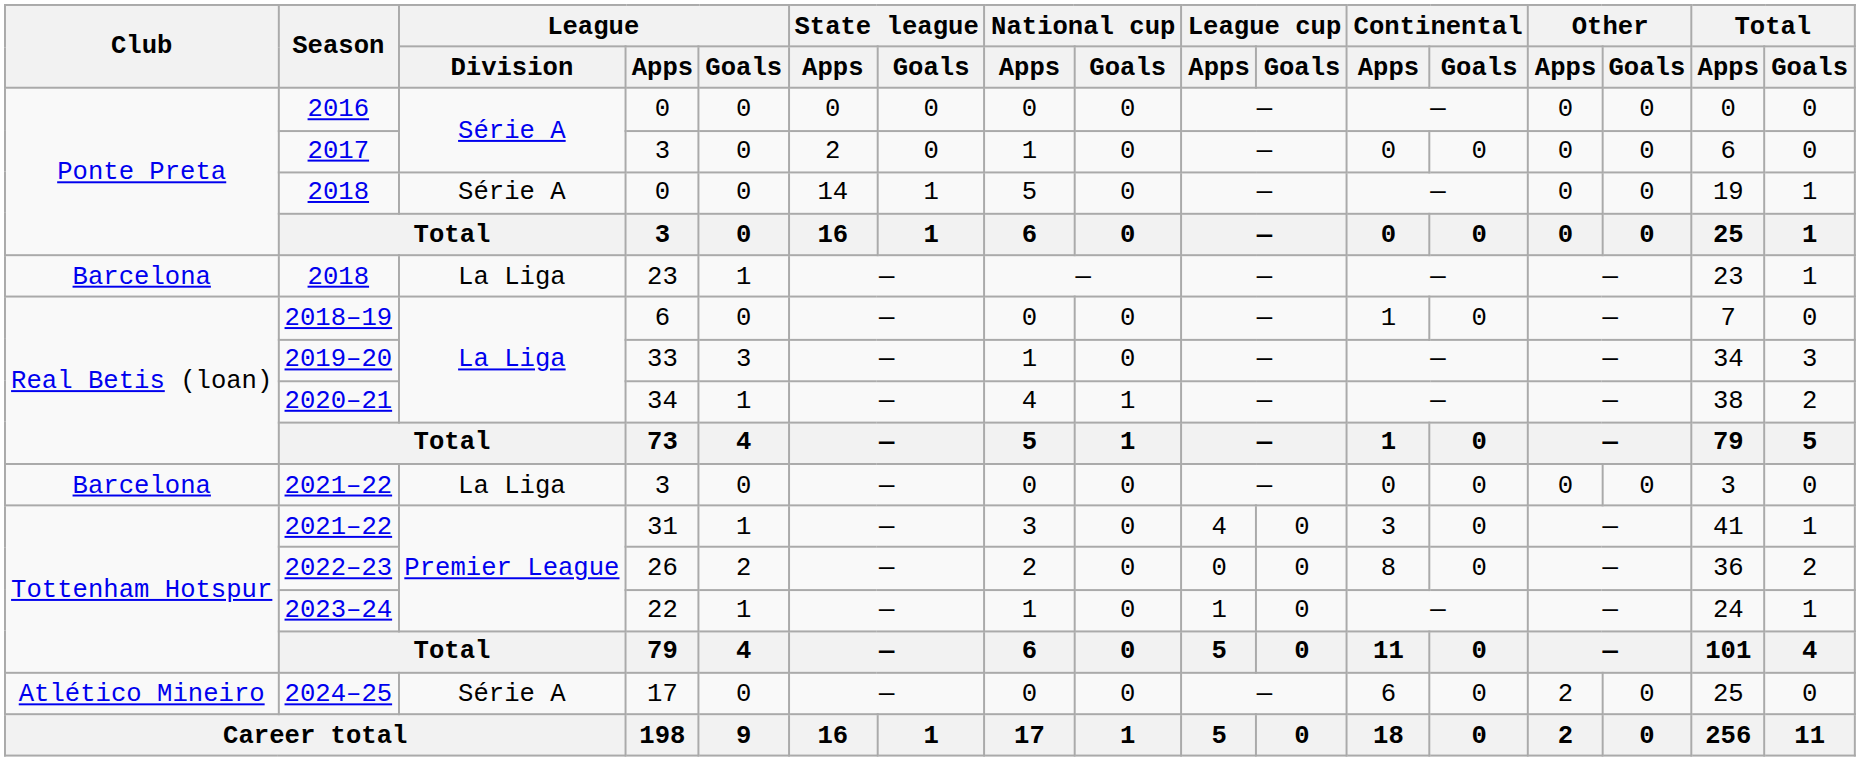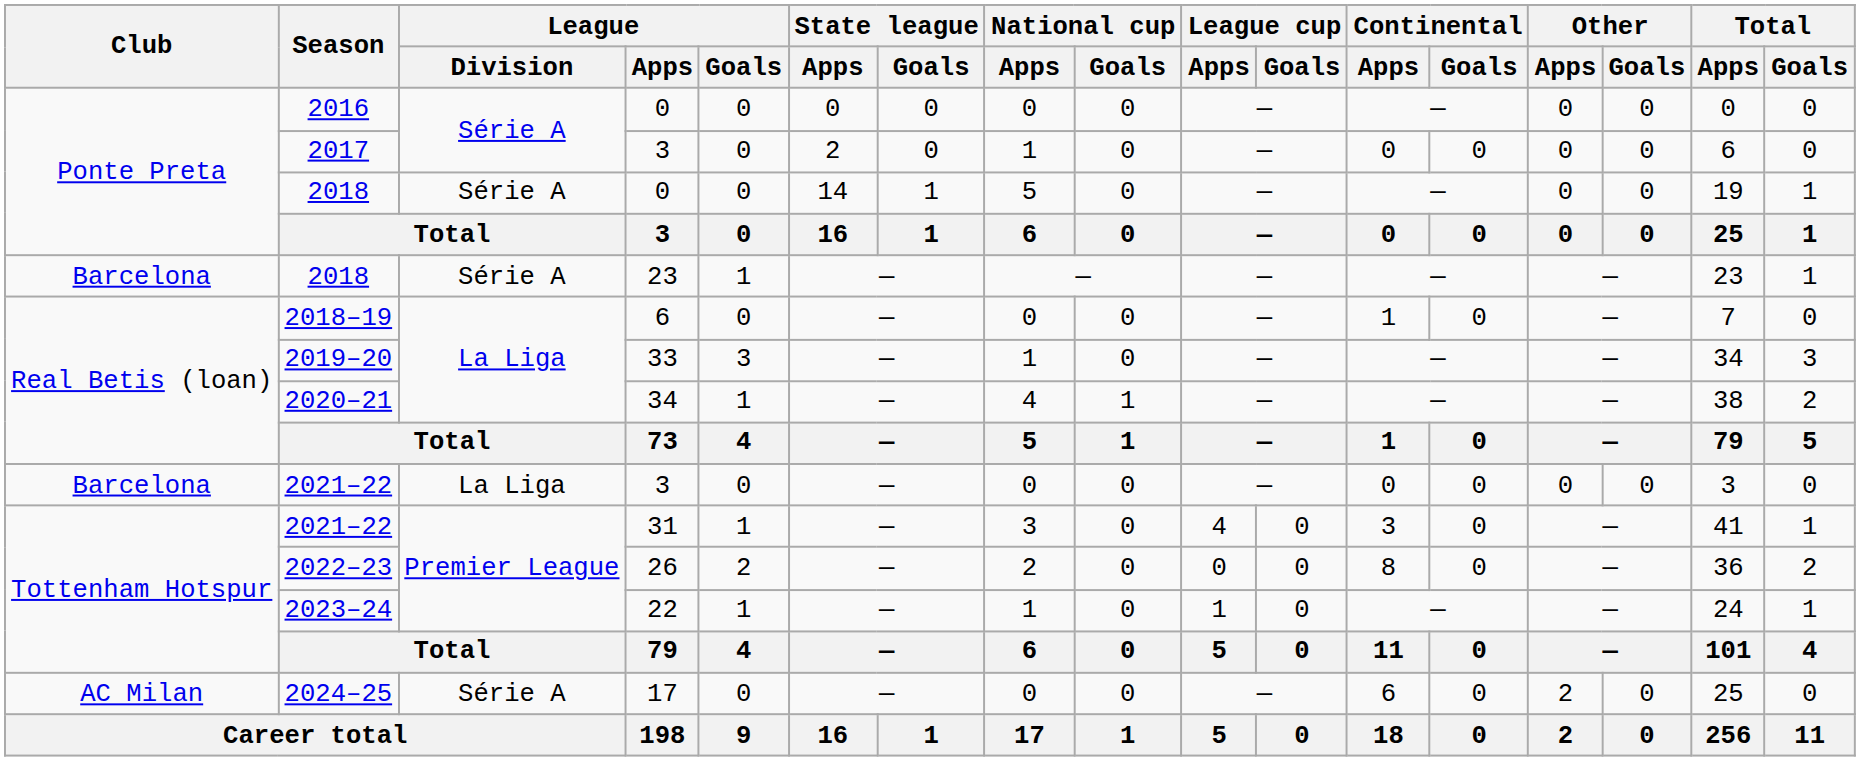(512, 276) La Liga -> (512, 276) Série A
(142, 694) Atlético Mineiro -> (142, 694) AC Milan
